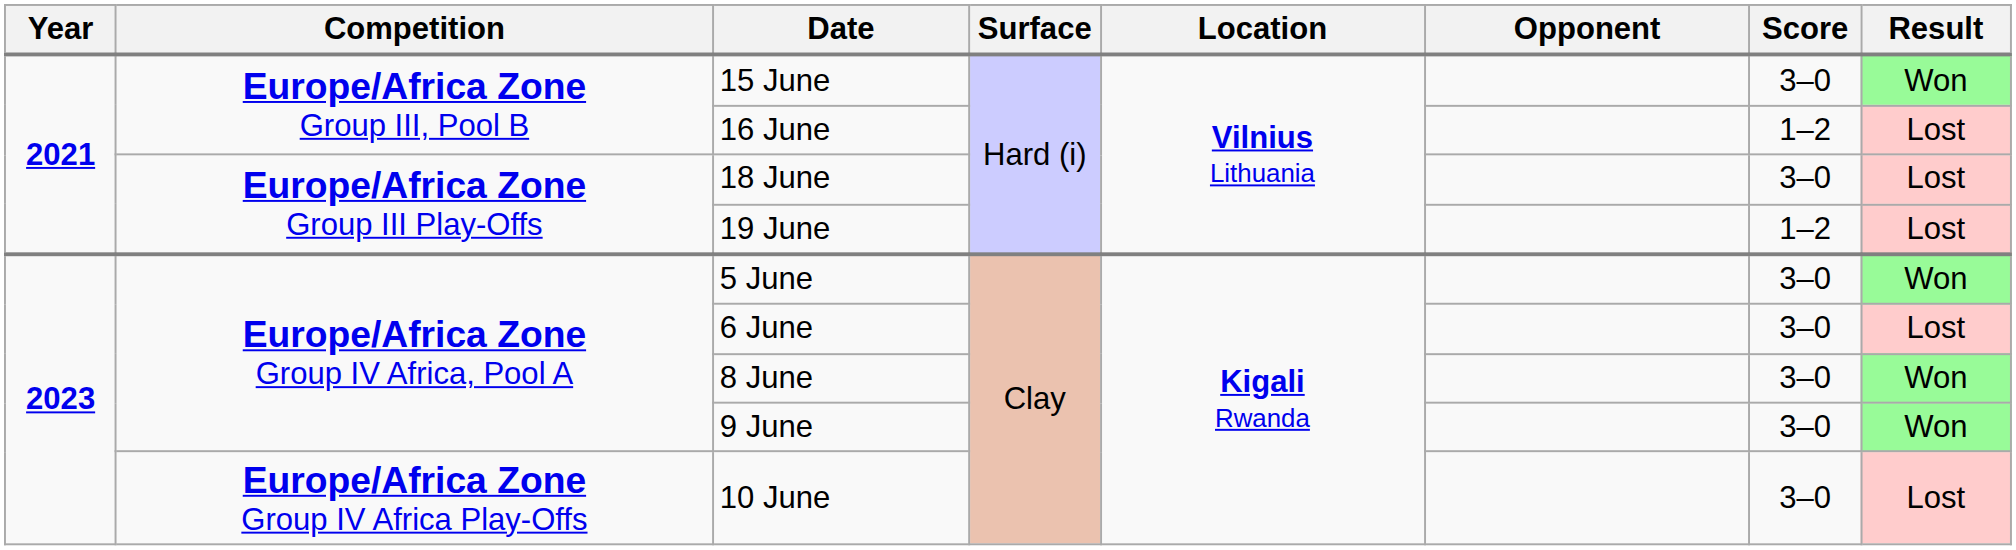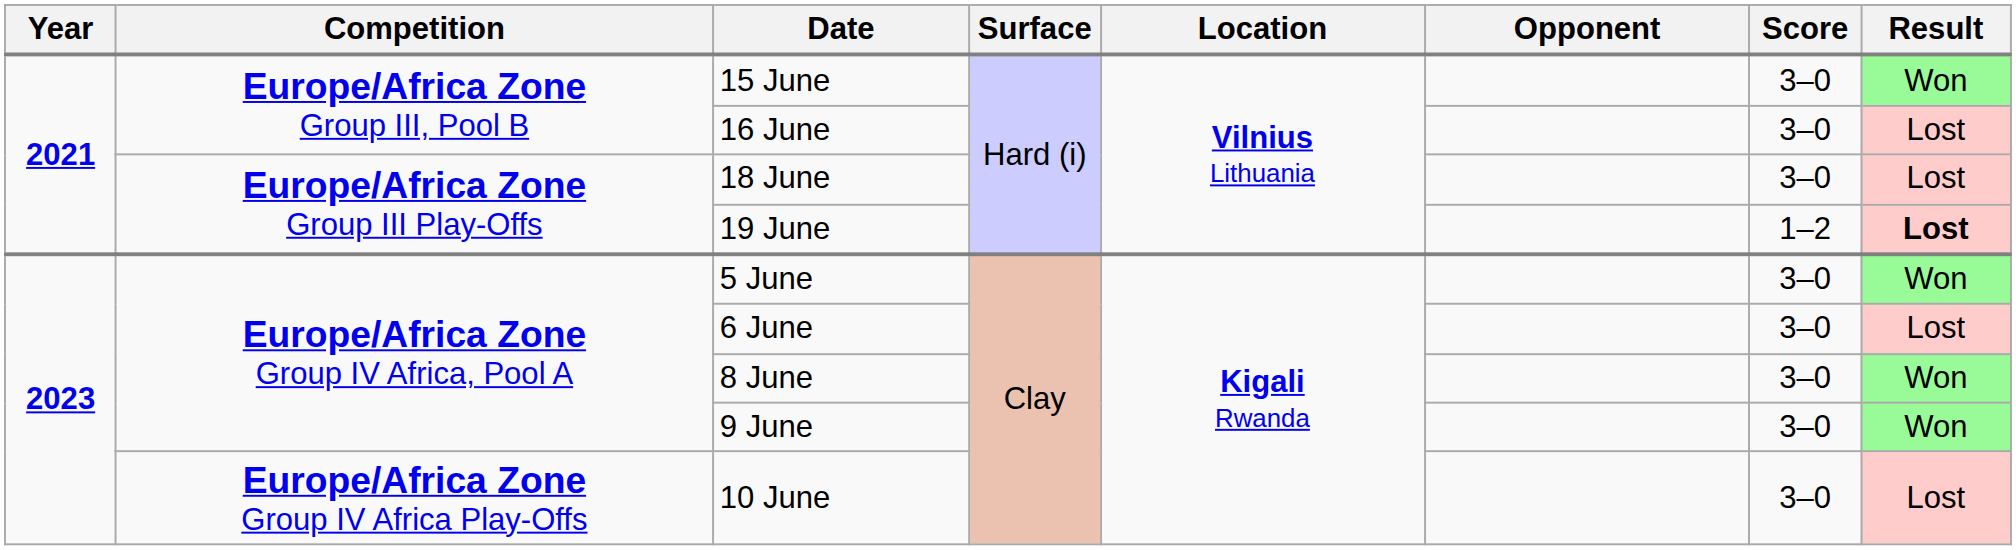(1805, 129) 1–2 -> (1805, 129) 3–0
(1936, 227) normal -> (1936, 227) bold
